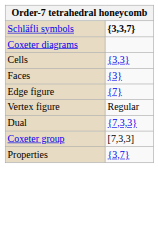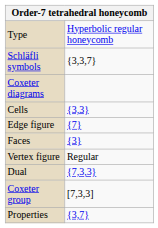+ row: (17, 34)
(121, 29) bold -> (82, 61) normal
rows swapped: (19, 76) <-> (31, 91)
